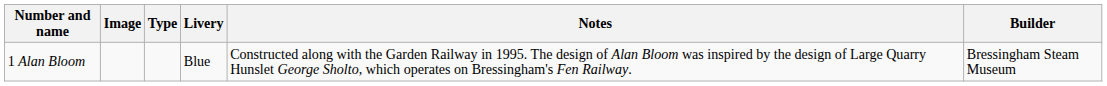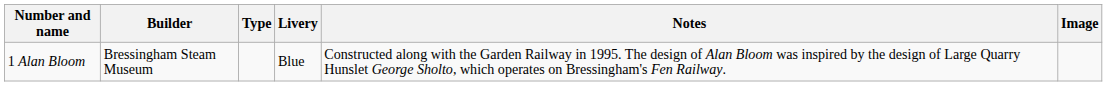columns swapped: (1033, 23) <-> (123, 23)
